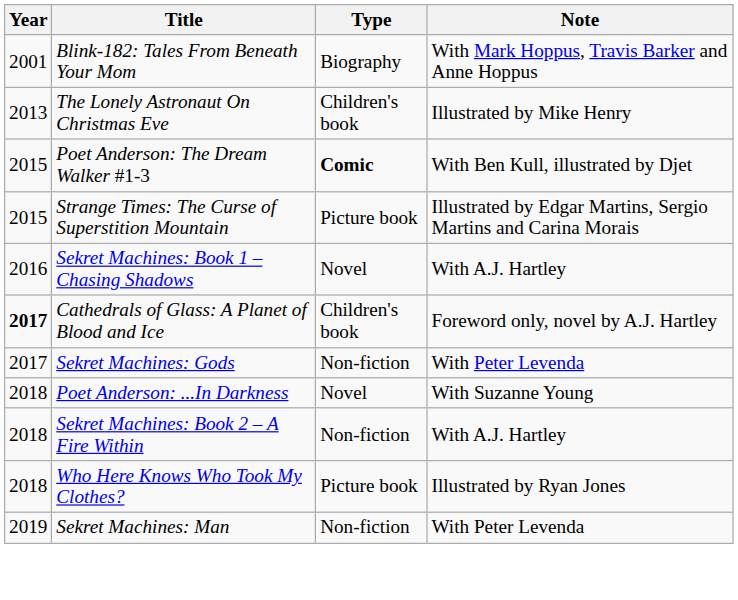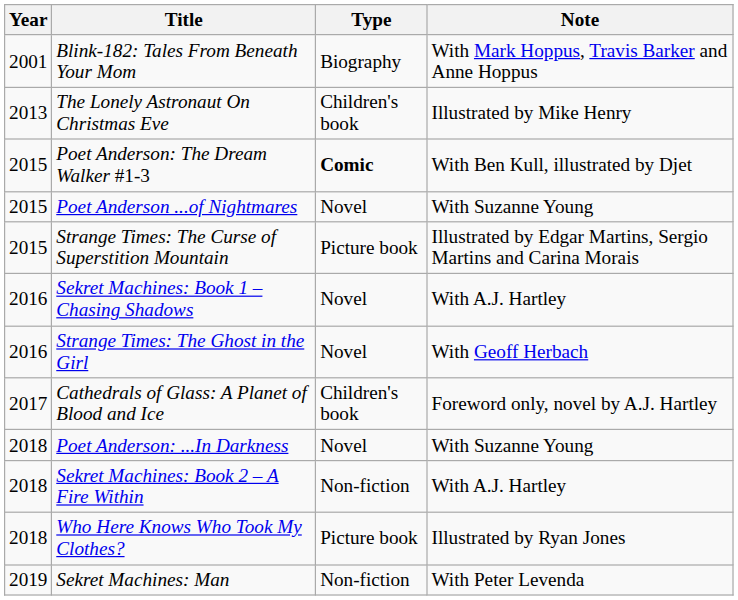+ row: (177, 206)
+ row: (180, 351)
(28, 321) bold -> (28, 403) normal
- row: (145, 362)
